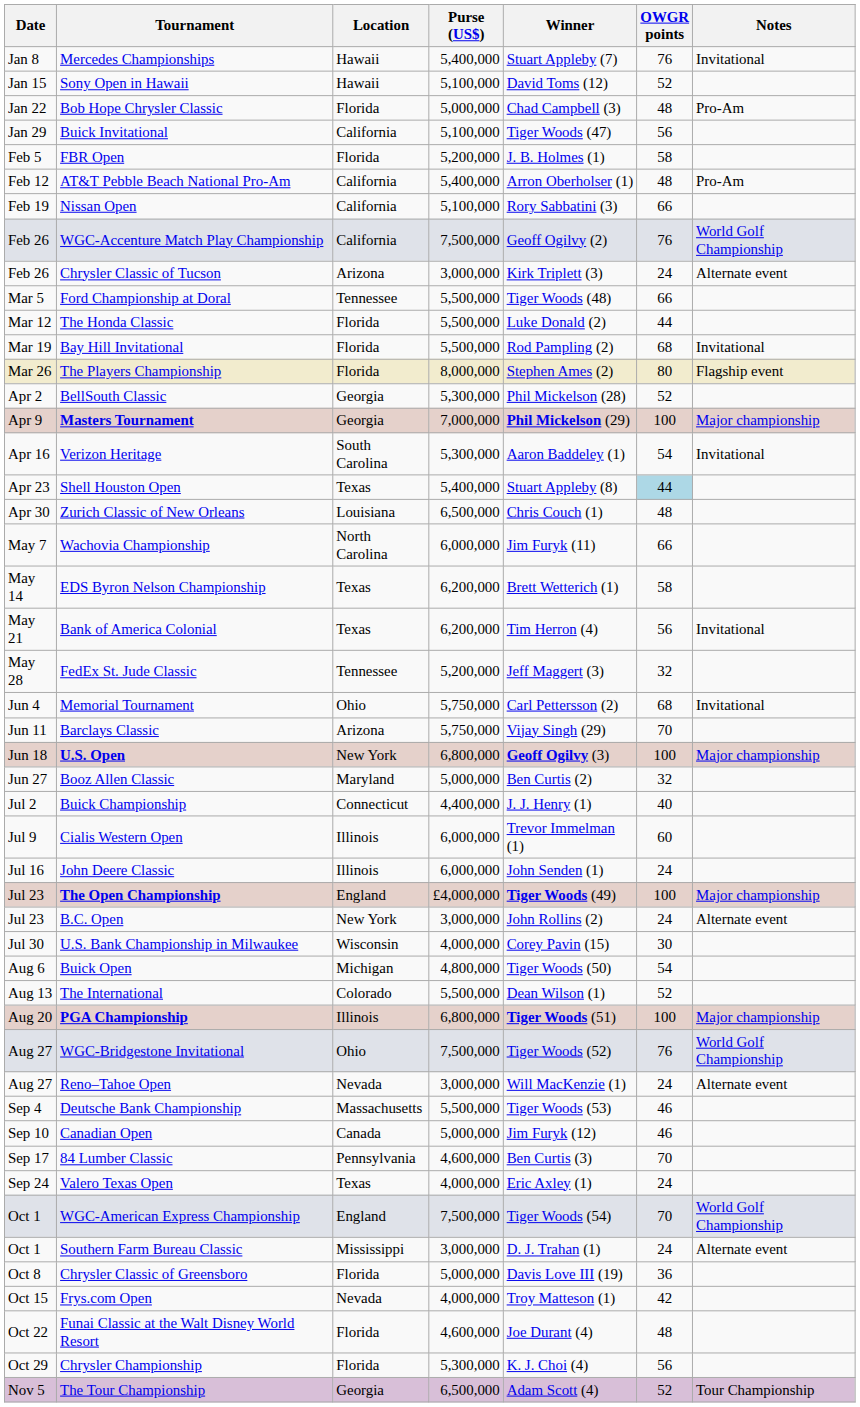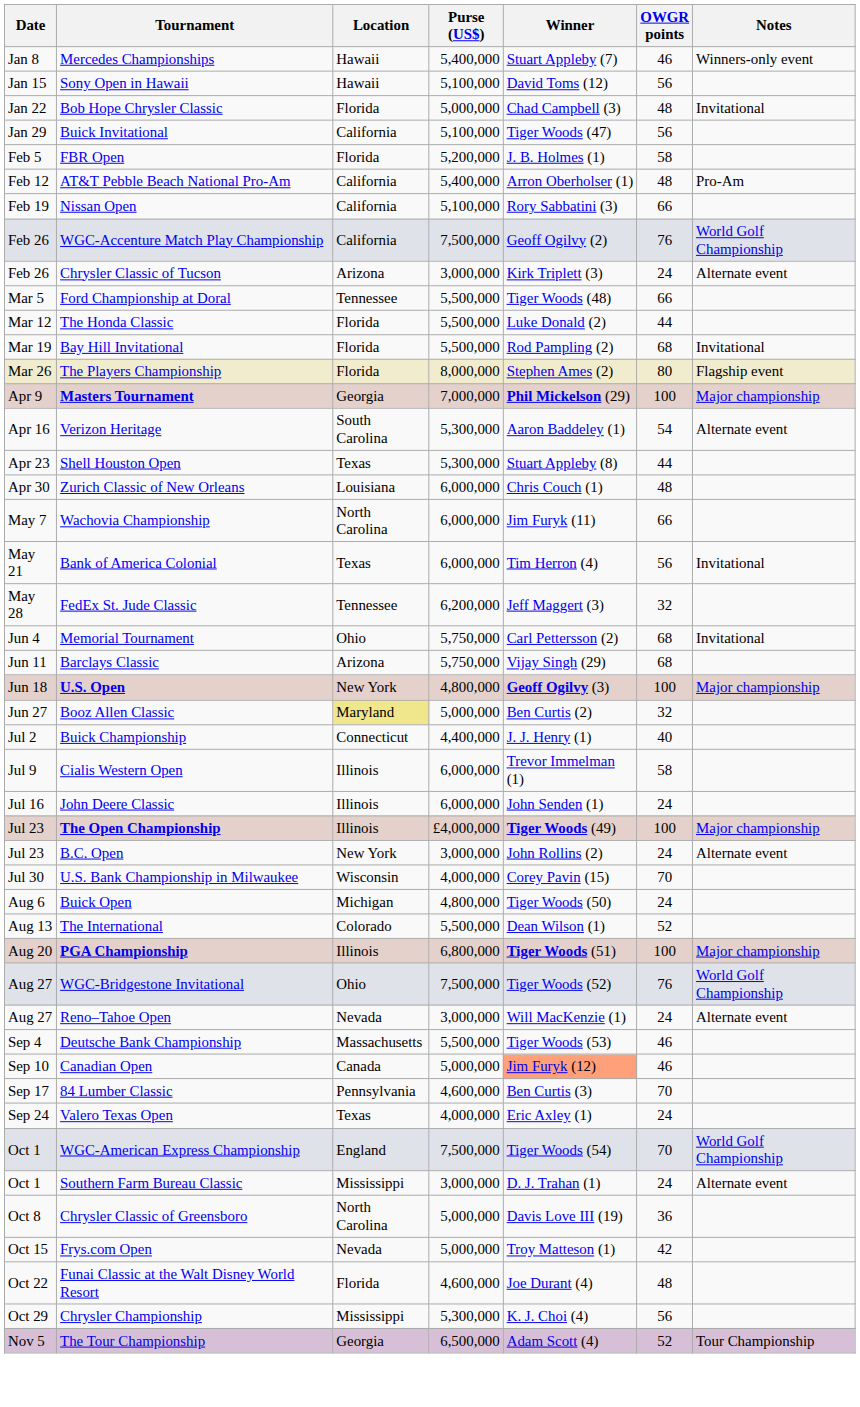(665, 59) 76 -> (665, 59) 46
(730, 59) Invitational -> (755, 59) Winners-only event
(665, 83) 52 -> (665, 83) 56
(720, 108) Pro-Am -> (730, 108) Invitational
- row: (113, 396)
(730, 454) Invitational -> (742, 429) Alternate event
(470, 487) 5,400,000 -> (470, 462) 5,300,000
(665, 487) lightblue background -> (665, 462) no background
(470, 511) 6,500,000 -> (470, 487) 6,000,000
- row: (163, 587)
(470, 629) 6,200,000 -> (470, 563) 6,000,000
(470, 671) 5,200,000 -> (470, 605) 6,200,000
(665, 729) 70 -> (665, 663) 68
(470, 754) 6,800,000 -> (470, 687) 4,800,000
(365, 779) no background -> (365, 712) khaki background
(665, 836) 60 -> (665, 770) 58
(361, 894) England -> (357, 828) Illinois
(665, 944) 30 -> (665, 877) 70
(665, 968) 54 -> (665, 901) 24
(551, 1133) no background -> (551, 1066) lightsalmon background
(358, 1274) Florida -> (362, 1216) North Carolina
(470, 1298) 4,000,000 -> (470, 1249) 5,000,000
(358, 1365) Florida -> (370, 1316) Mississippi
